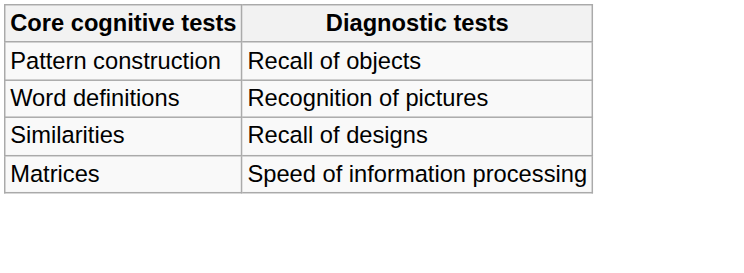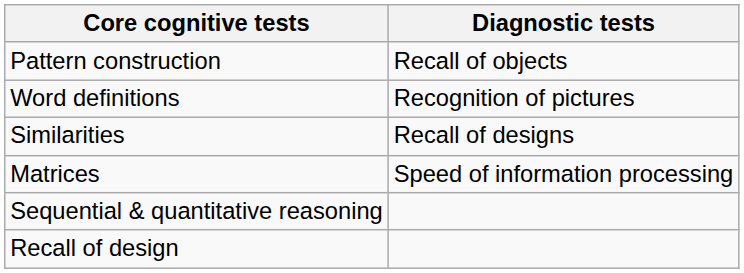+ row: (196, 211)
+ row: (94, 248)
